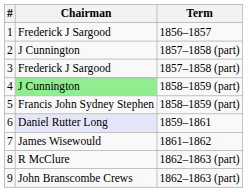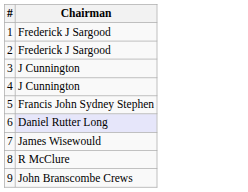- column: (200, 13)
(49, 50) J Cunnington -> (64, 50) Frederick J Sargood
(64, 68) Frederick J Sargood -> (49, 68) J Cunnington
(49, 86) lightgreen background -> (49, 86) no background
